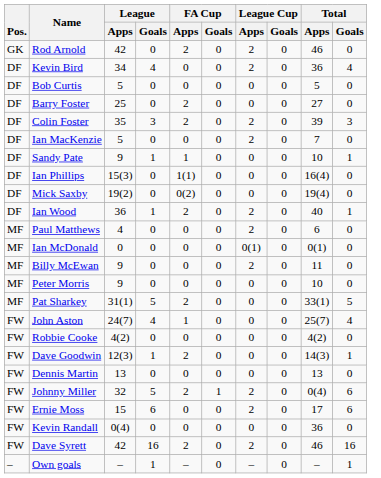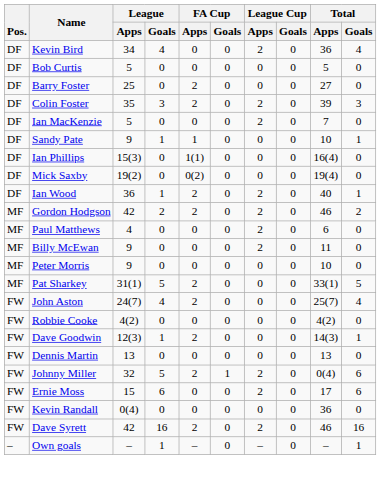- row: (59, 49)
+ row: (71, 211)
- row: (65, 247)
(186, 319) 1 -> (195, 301) 2
